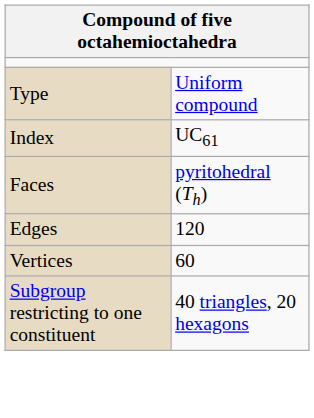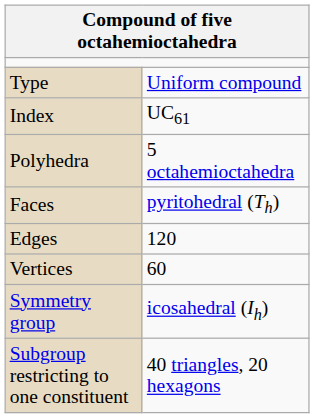+ row: (49, 160)
+ row: (50, 311)
